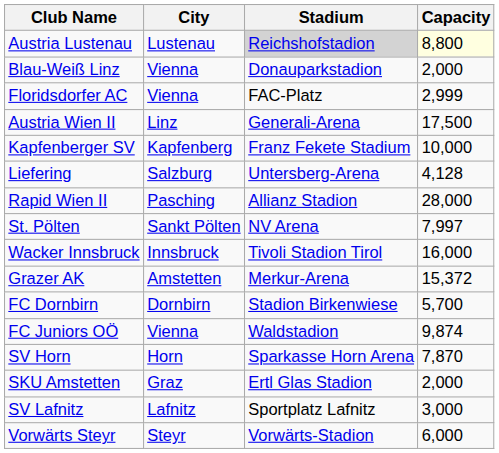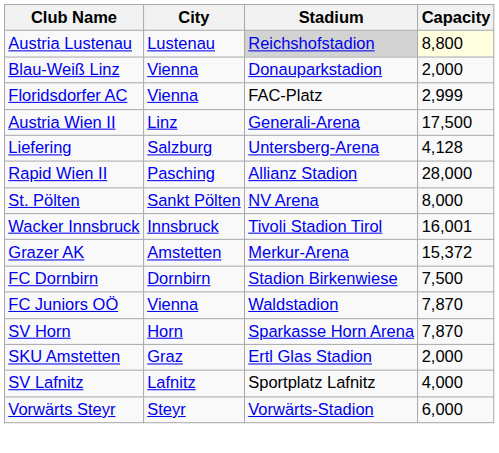- row: (72, 148)
(442, 226) 7,997 -> (442, 200) 8,000
(447, 252) 16,000 -> (447, 226) 16,001
(442, 305) 5,700 -> (442, 278) 7,500
(442, 331) 9,874 -> (442, 305) 7,870
(442, 409) 3,000 -> (442, 383) 4,000
